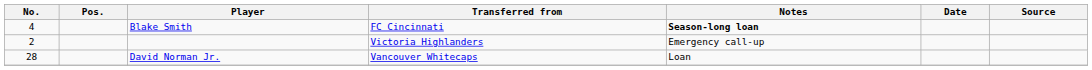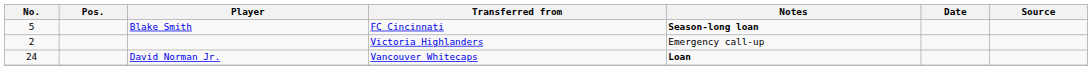(32, 27) 4 -> (32, 27) 5
(32, 58) 28 -> (32, 58) 24
(680, 58) normal -> (680, 58) bold
